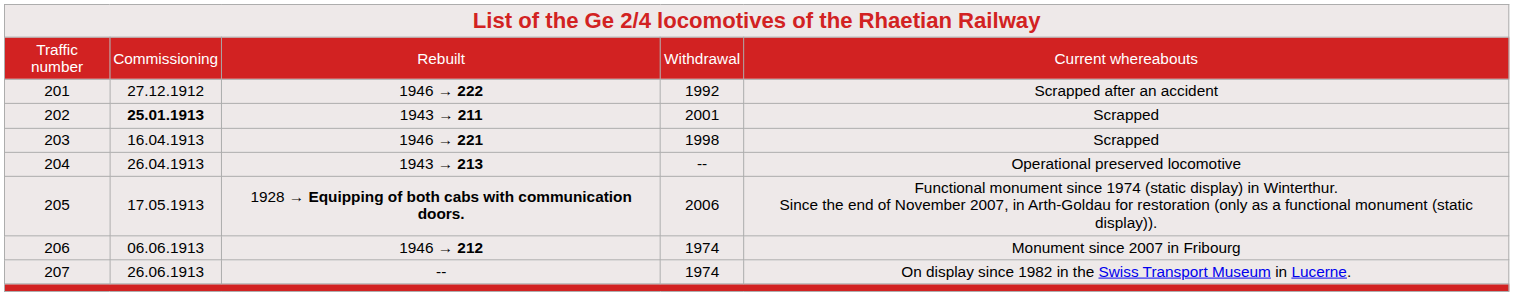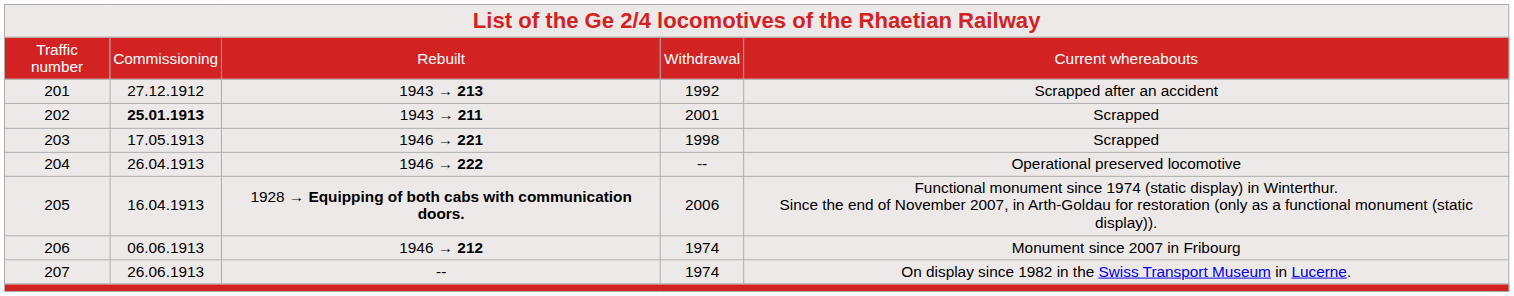(441, 91) 1946 → 222 -> (441, 91) 1943 → 213
(166, 140) 16.04.1913 -> (166, 140) 17.05.1913
(441, 164) 1943 → 213 -> (441, 164) 1946 → 222
(166, 206) 17.05.1913 -> (166, 206) 16.04.1913
